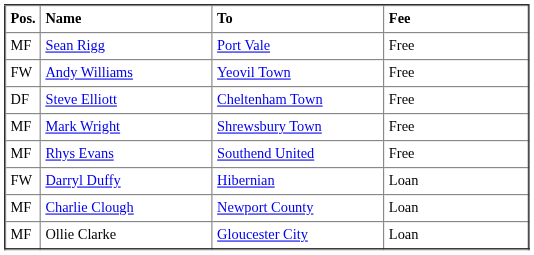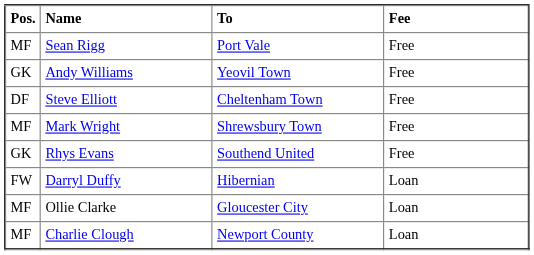(21, 73) FW -> (21, 73) GK
(21, 154) MF -> (21, 154) GK
rows swapped: (81, 235) <-> (90, 208)
